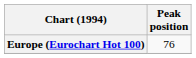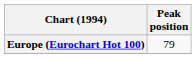(169, 44) 76 -> (169, 44) 79
